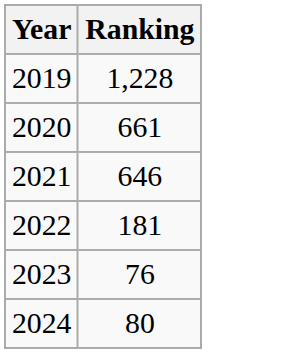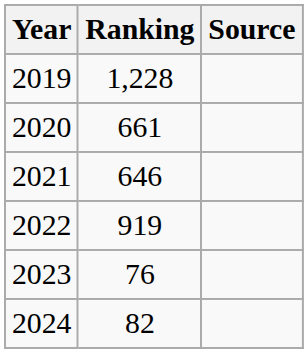+ column: (252, 29)
(140, 225) 181 -> (140, 225) 919
(140, 323) 80 -> (140, 323) 82
